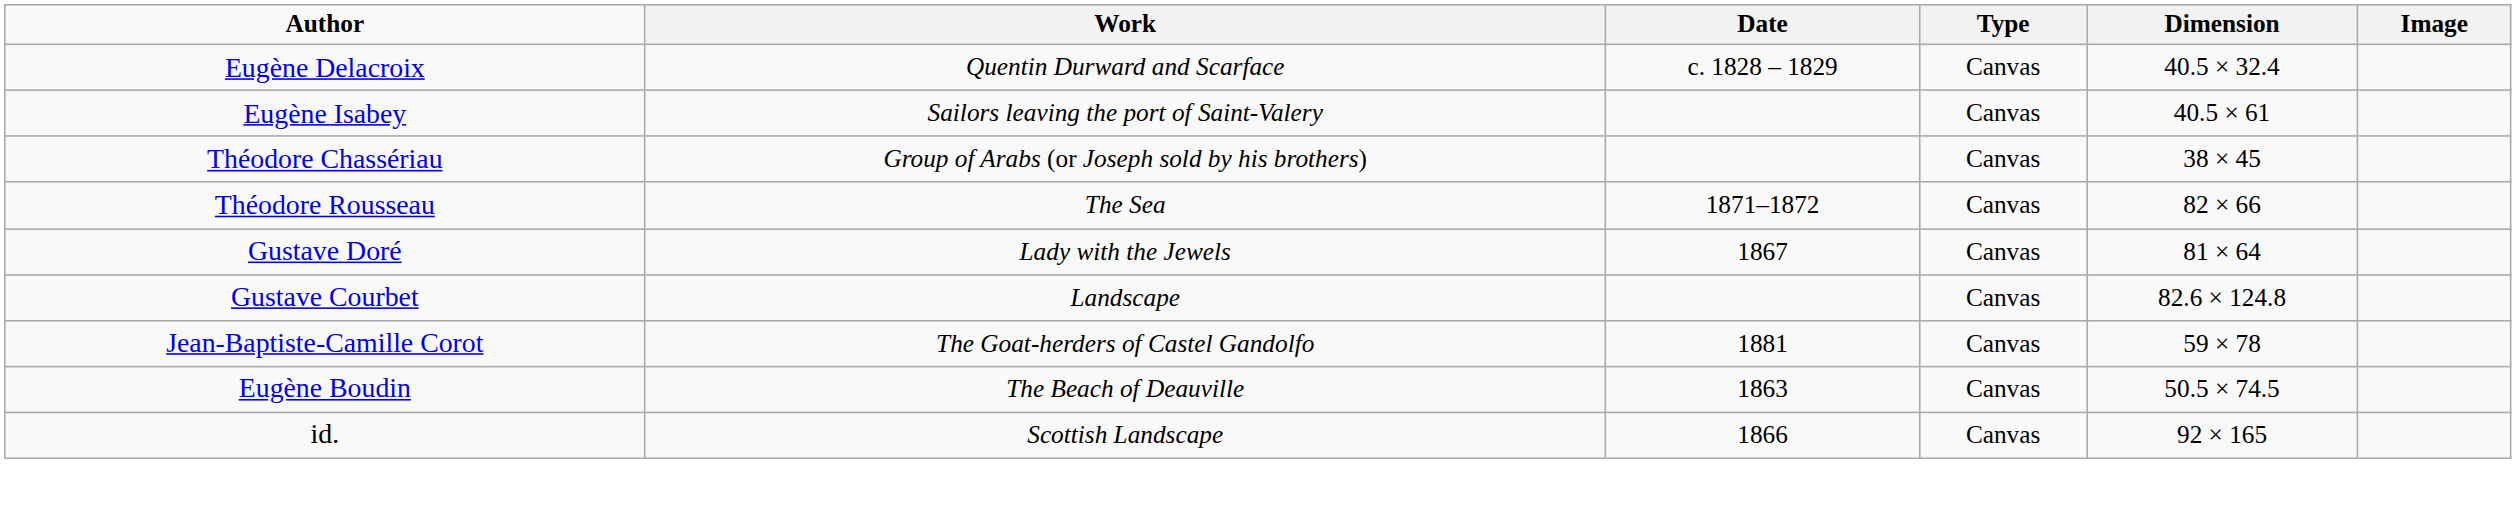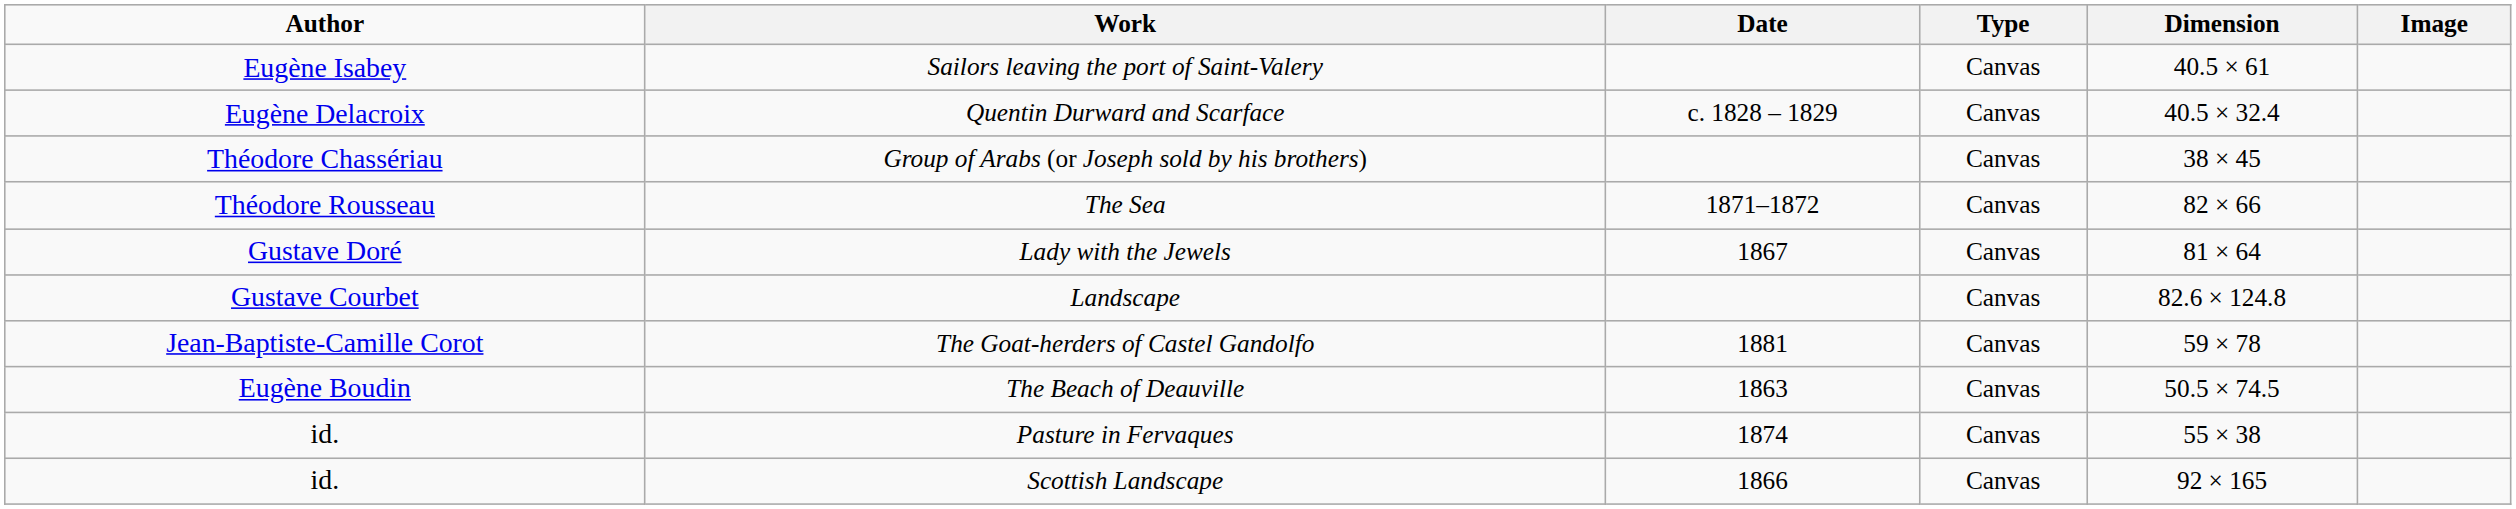rows swapped: (1125, 67) <-> (1125, 113)
+ row: (1125, 434)
